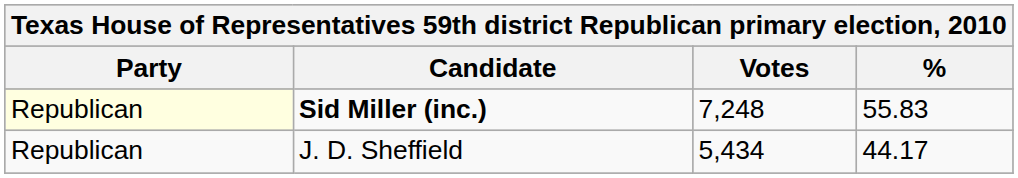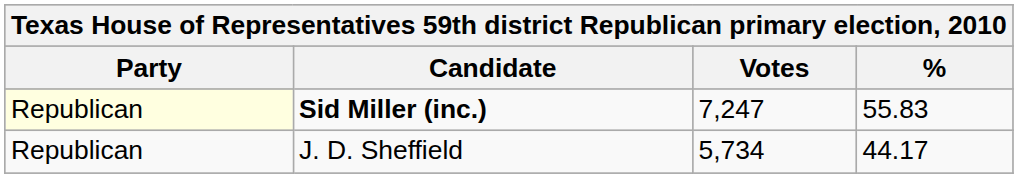(732, 109) 7,248 -> (732, 109) 7,247
(732, 151) 5,434 -> (732, 151) 5,734
